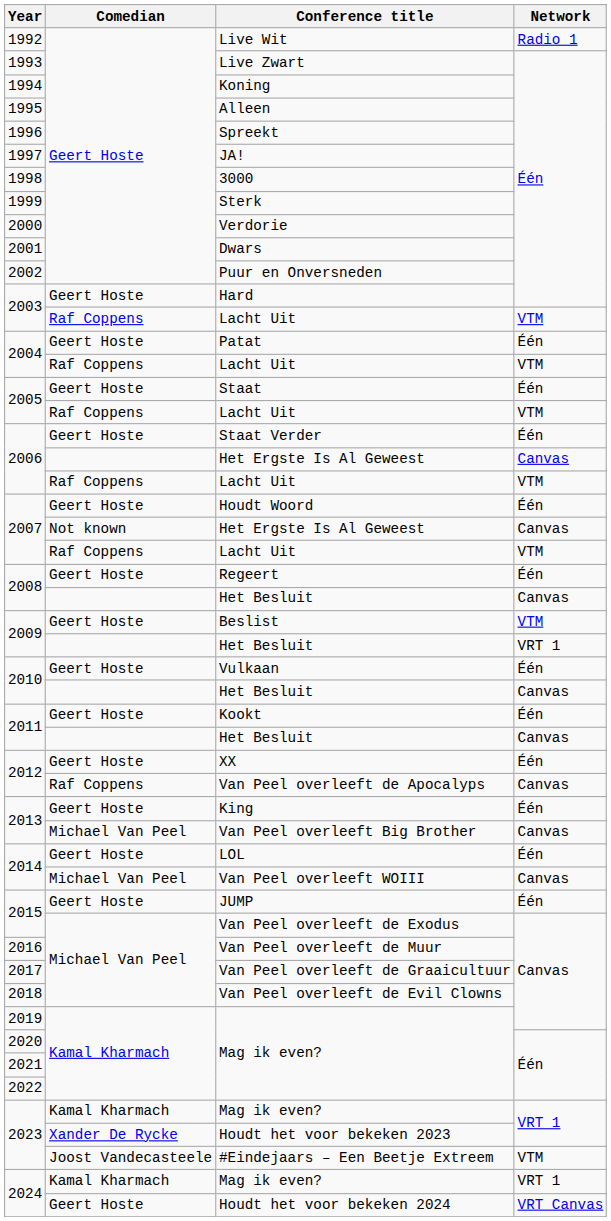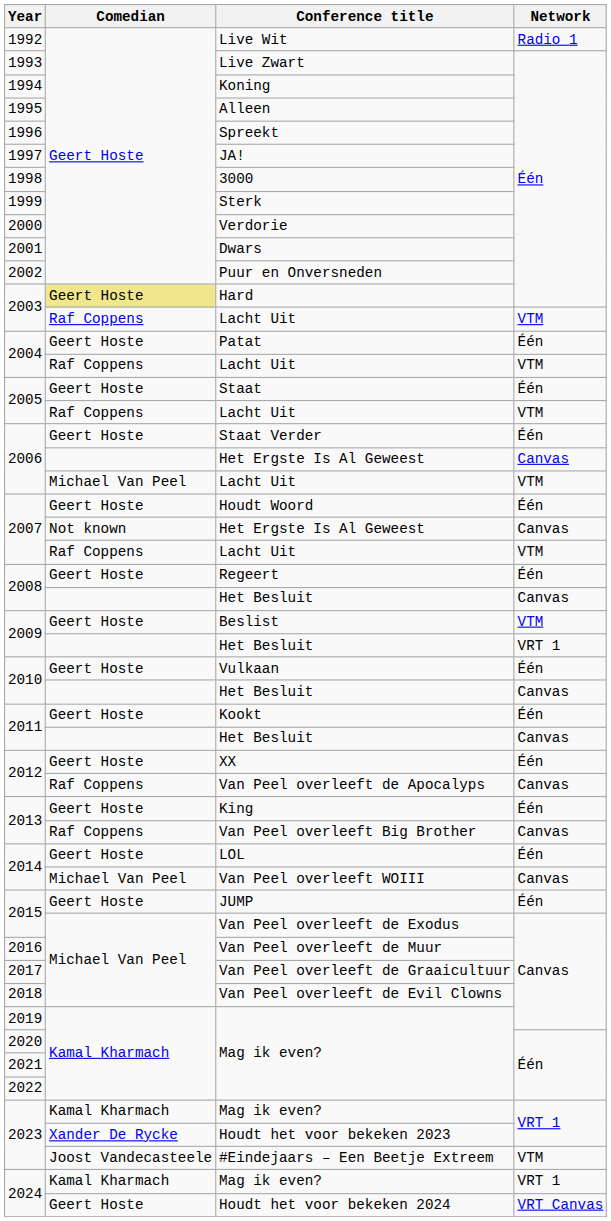(96, 296) no background -> (96, 296) khaki background
(96, 482) Raf Coppens -> (118, 482) Michael Van Peel
(118, 832) Michael Van Peel -> (96, 832) Raf Coppens
